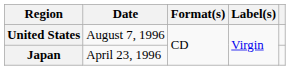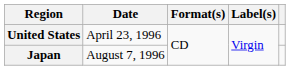(125, 34) August 7, 1996 -> (124, 34) April 23, 1996
(124, 55) April 23, 1996 -> (125, 55) August 7, 1996
